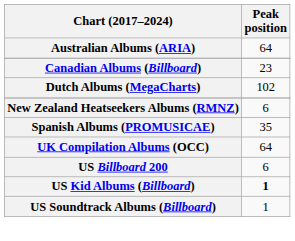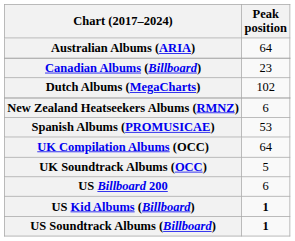(266, 127) 35 -> (266, 127) 53
+ row: (123, 166)
(266, 206) normal -> (266, 226) bold
